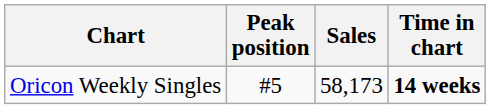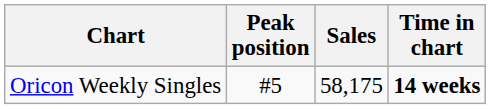(351, 84) 58,173 -> (351, 84) 58,175
